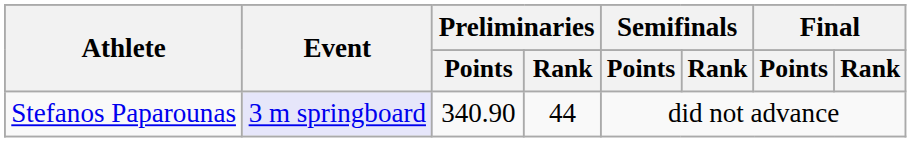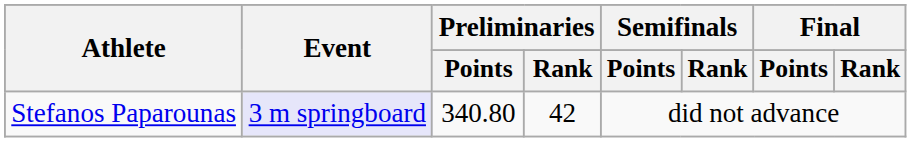(478, 114) 340.90 -> (478, 114) 340.80
(563, 114) 44 -> (563, 114) 42
